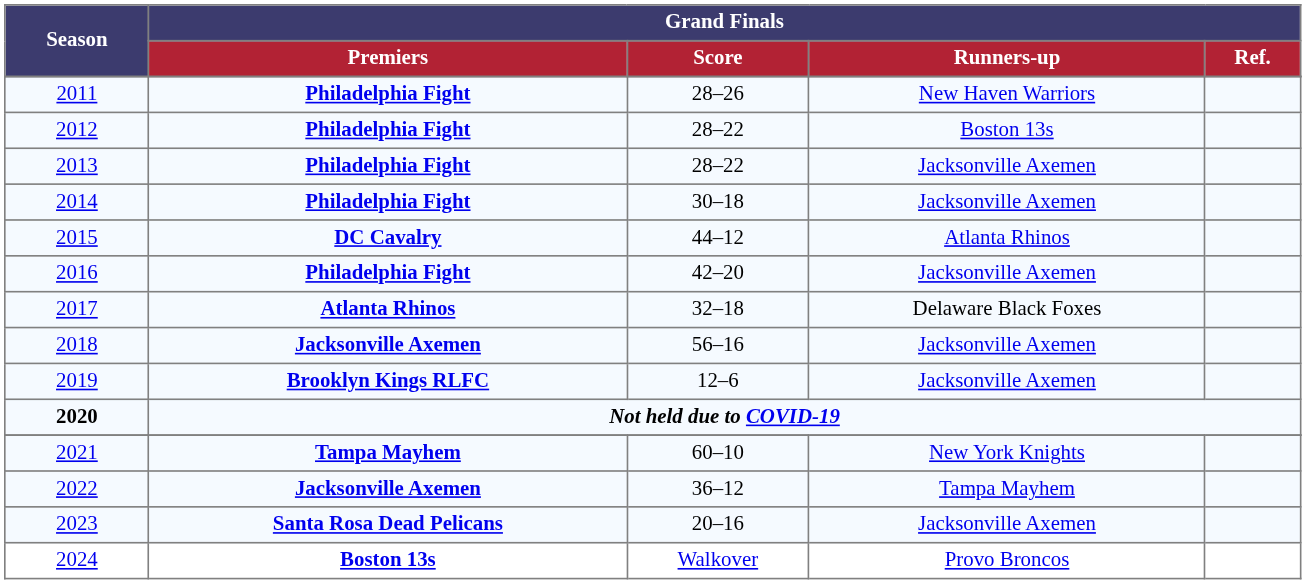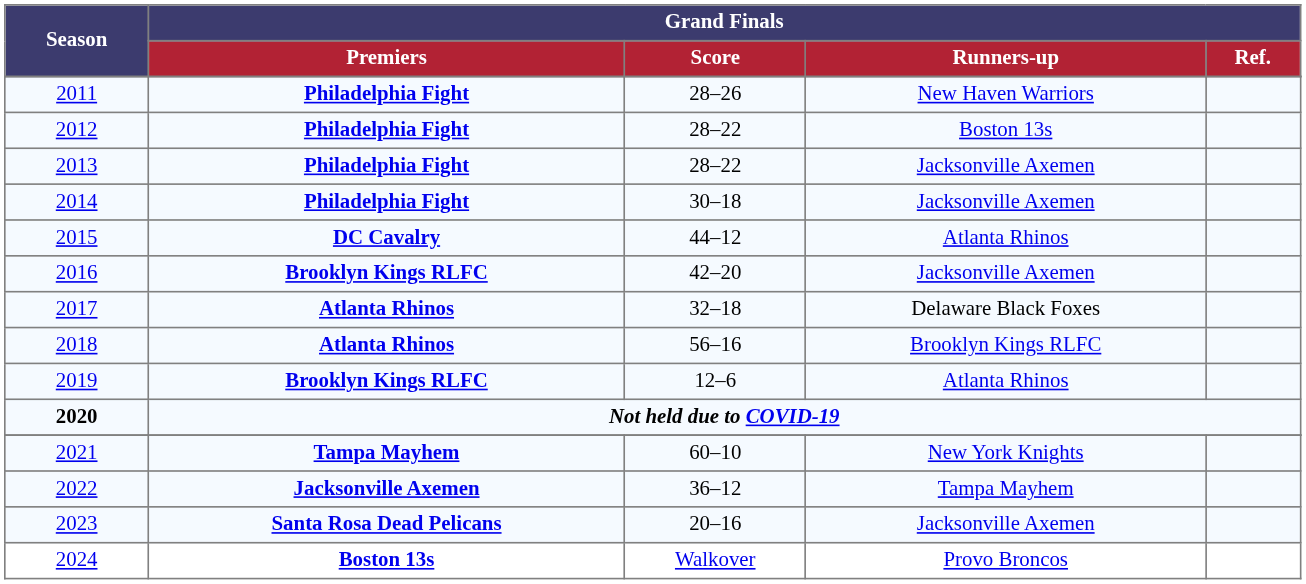(388, 273) Philadelphia Fight -> (387, 273) Brooklyn Kings RLFC
(388, 345) Jacksonville Axemen -> (387, 345) Atlanta Rhinos
(1007, 345) Jacksonville Axemen -> (1006, 345) Brooklyn Kings RLFC
(1007, 381) Jacksonville Axemen -> (1006, 381) Atlanta Rhinos
